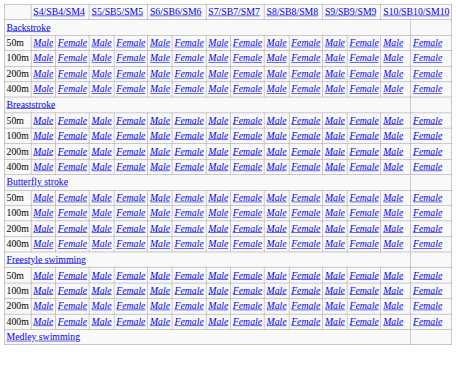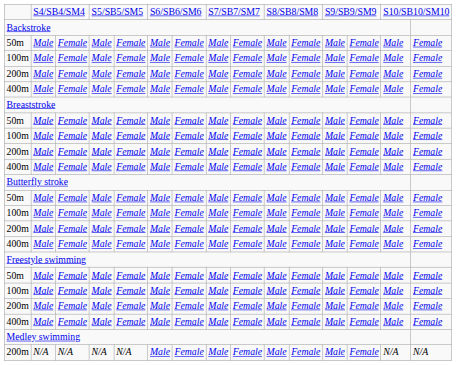+ row: (18, 352)
